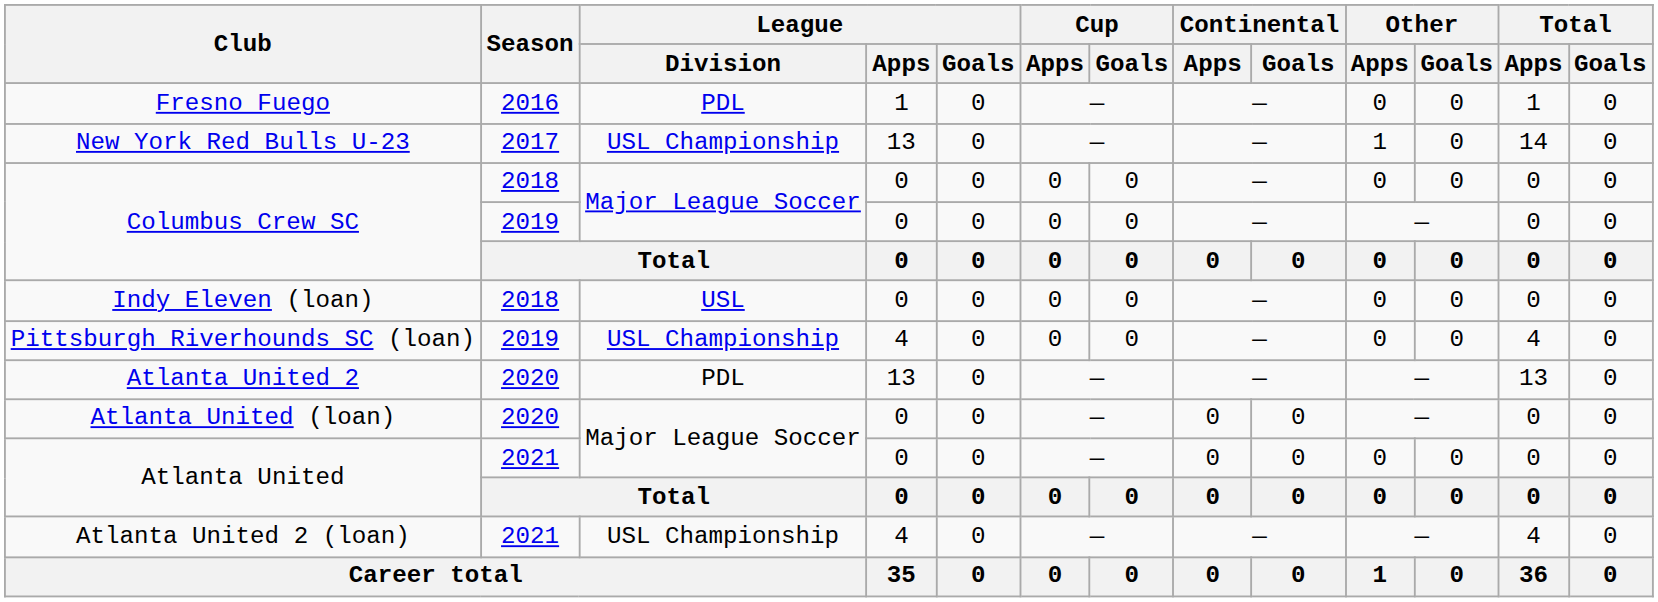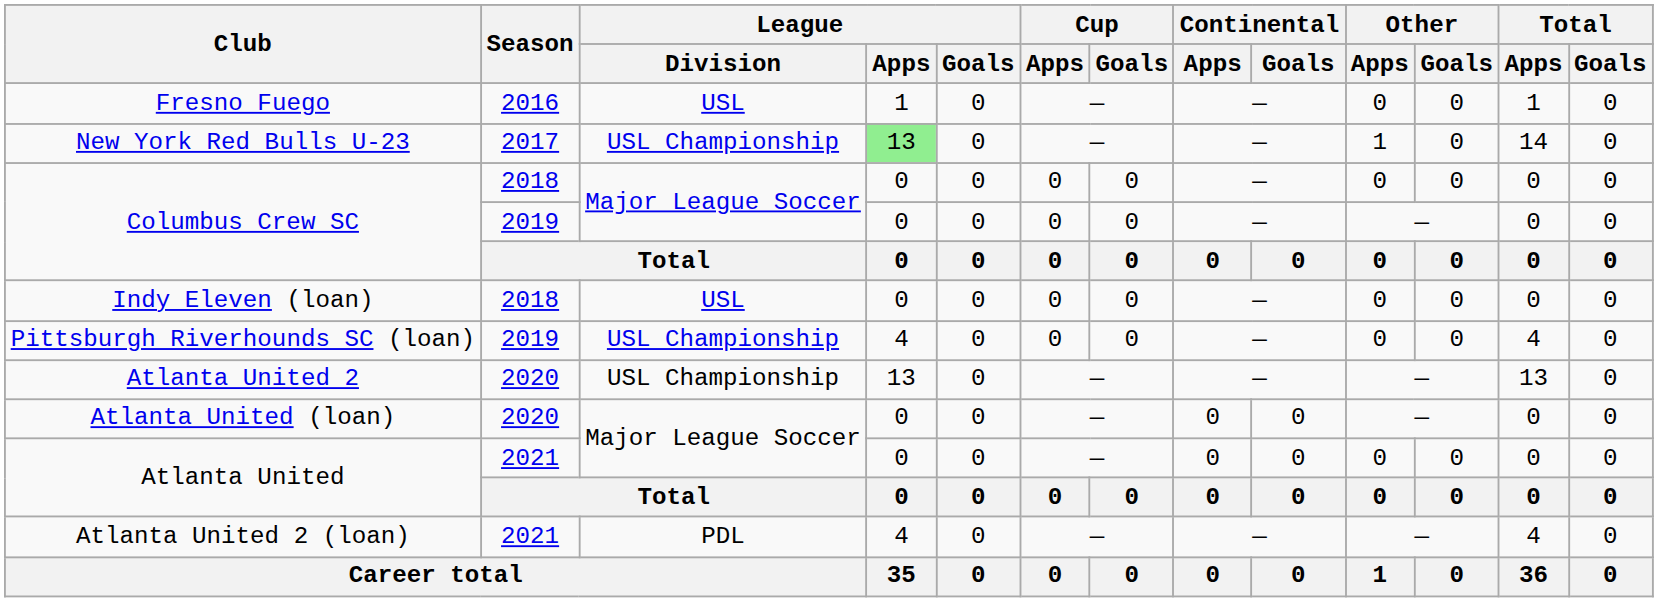(723, 103) PDL -> (723, 103) USL
(901, 143) no background -> (901, 143) lightgreen background
(723, 379) PDL -> (723, 379) USL Championship
(723, 537) USL Championship -> (723, 537) PDL
